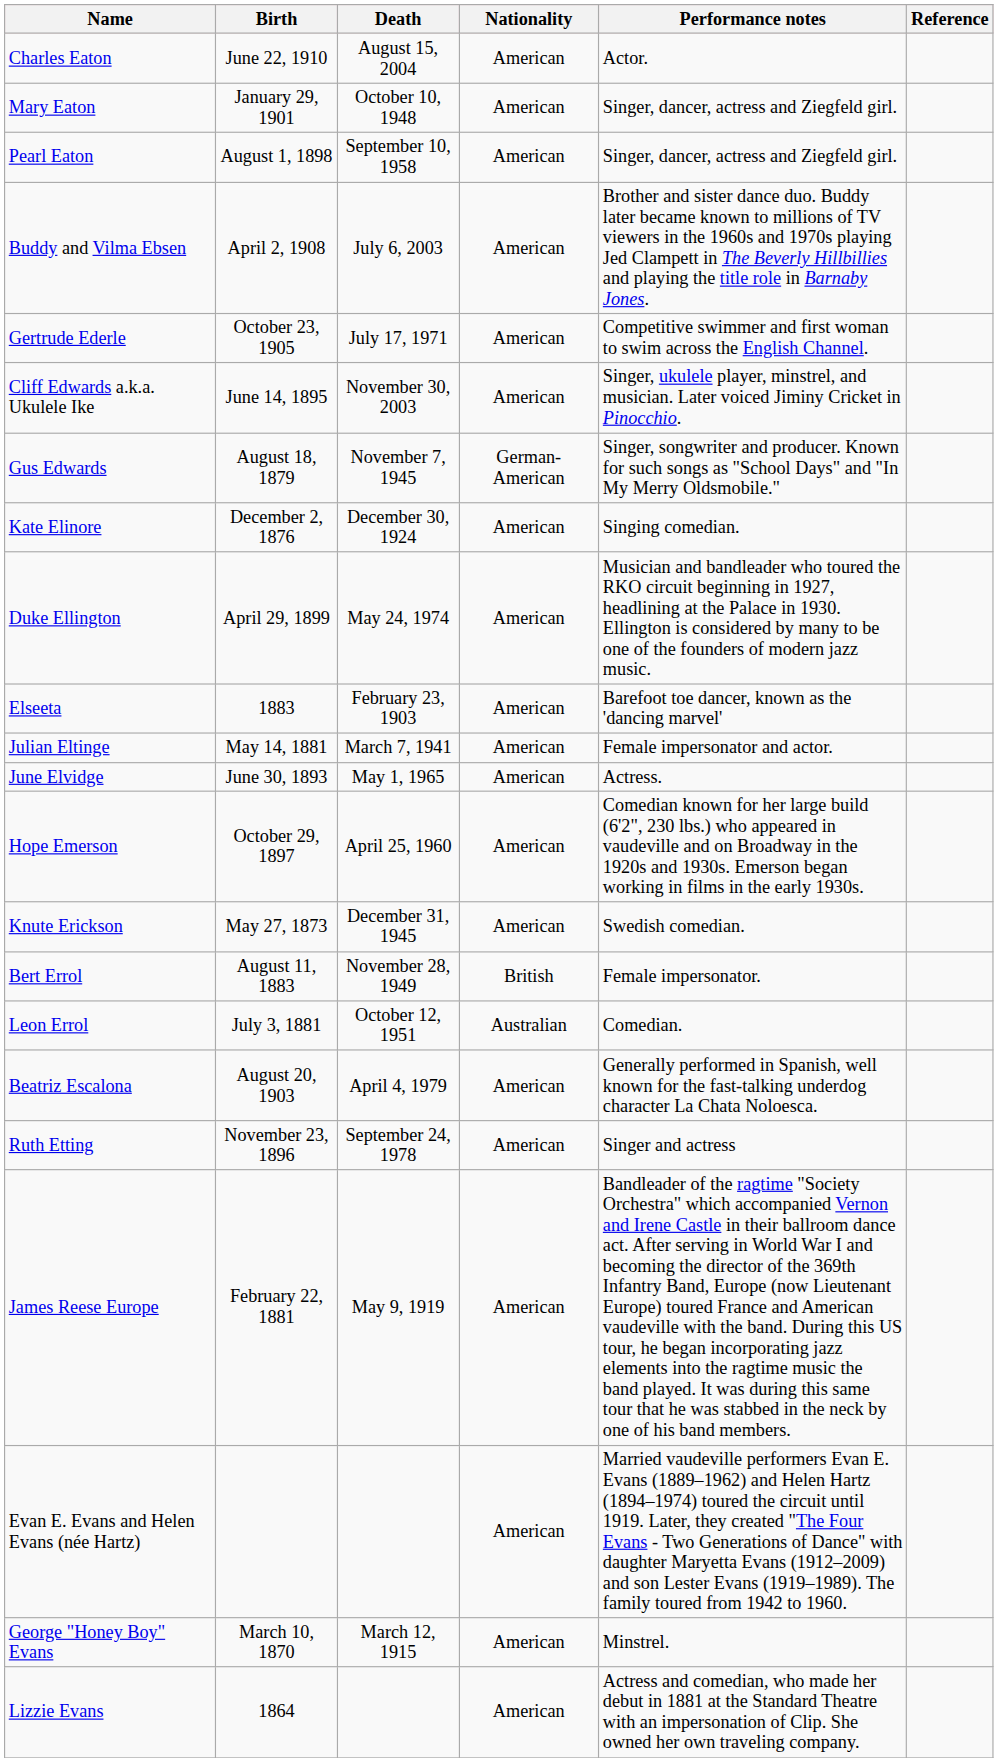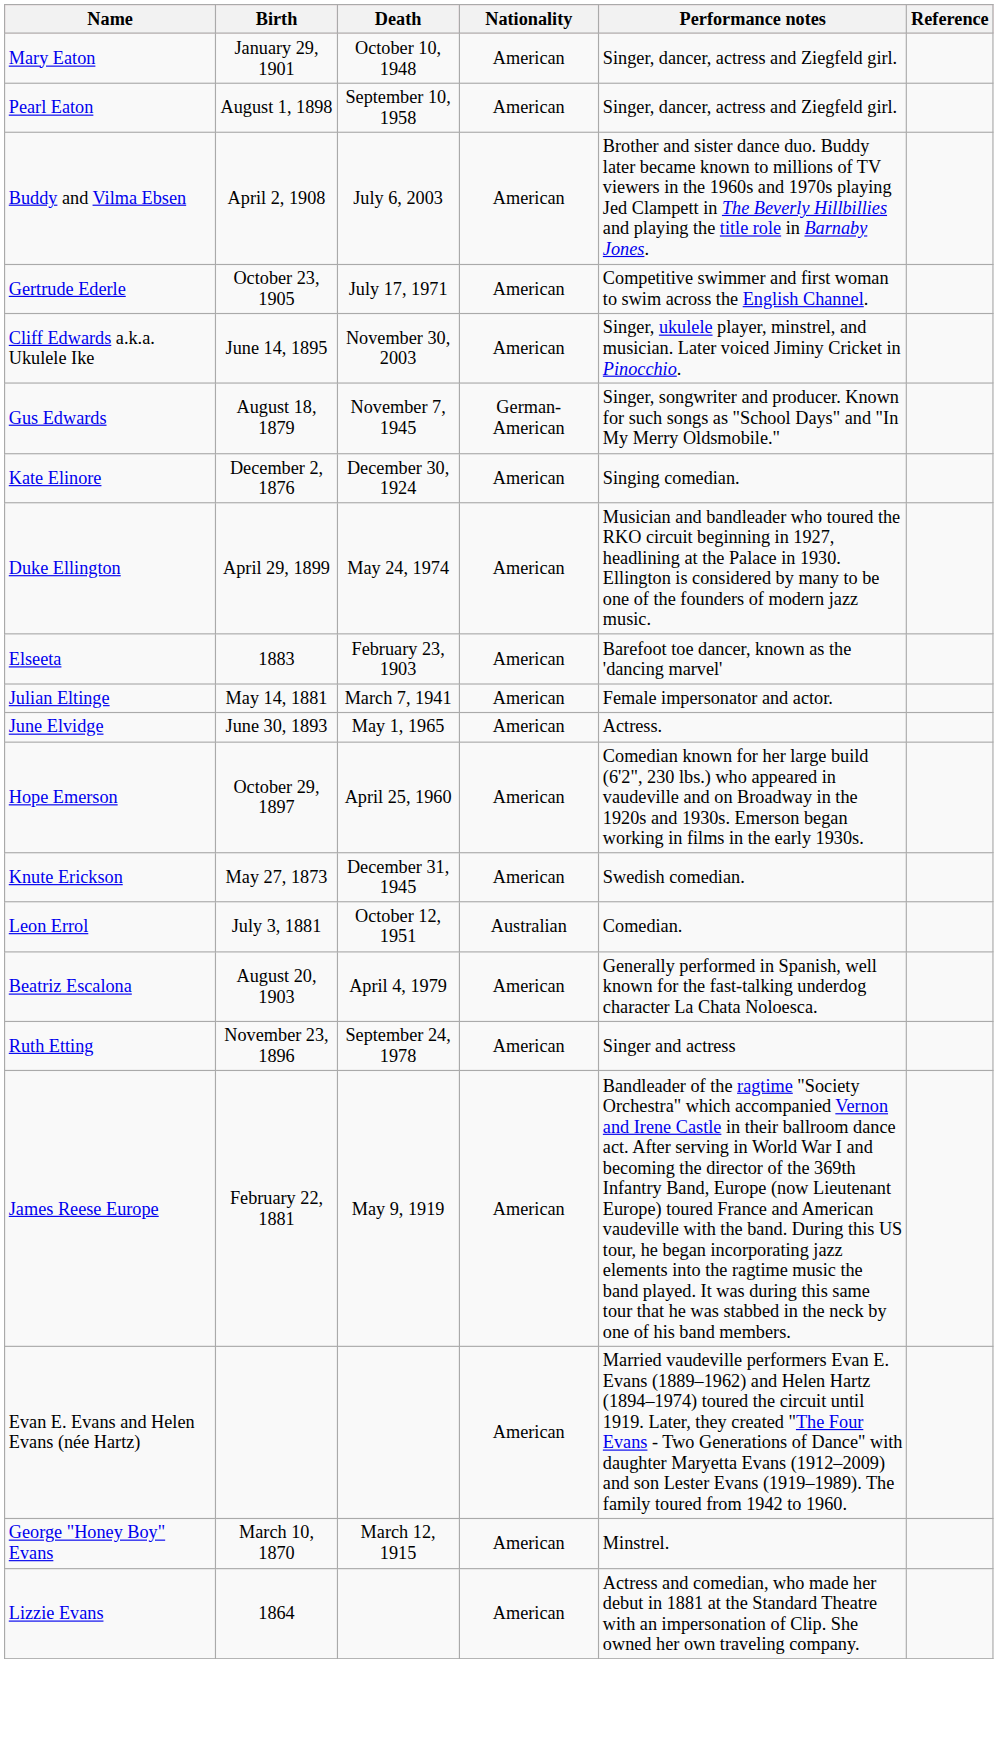- row: (60, 58)
- row: (45, 976)
